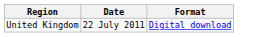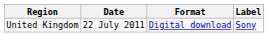+ column: (249, 11)
